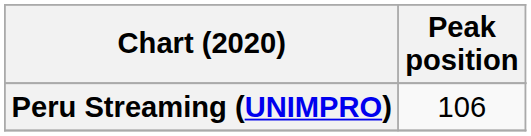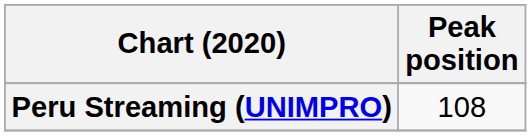(462, 106) 106 -> (462, 106) 108
